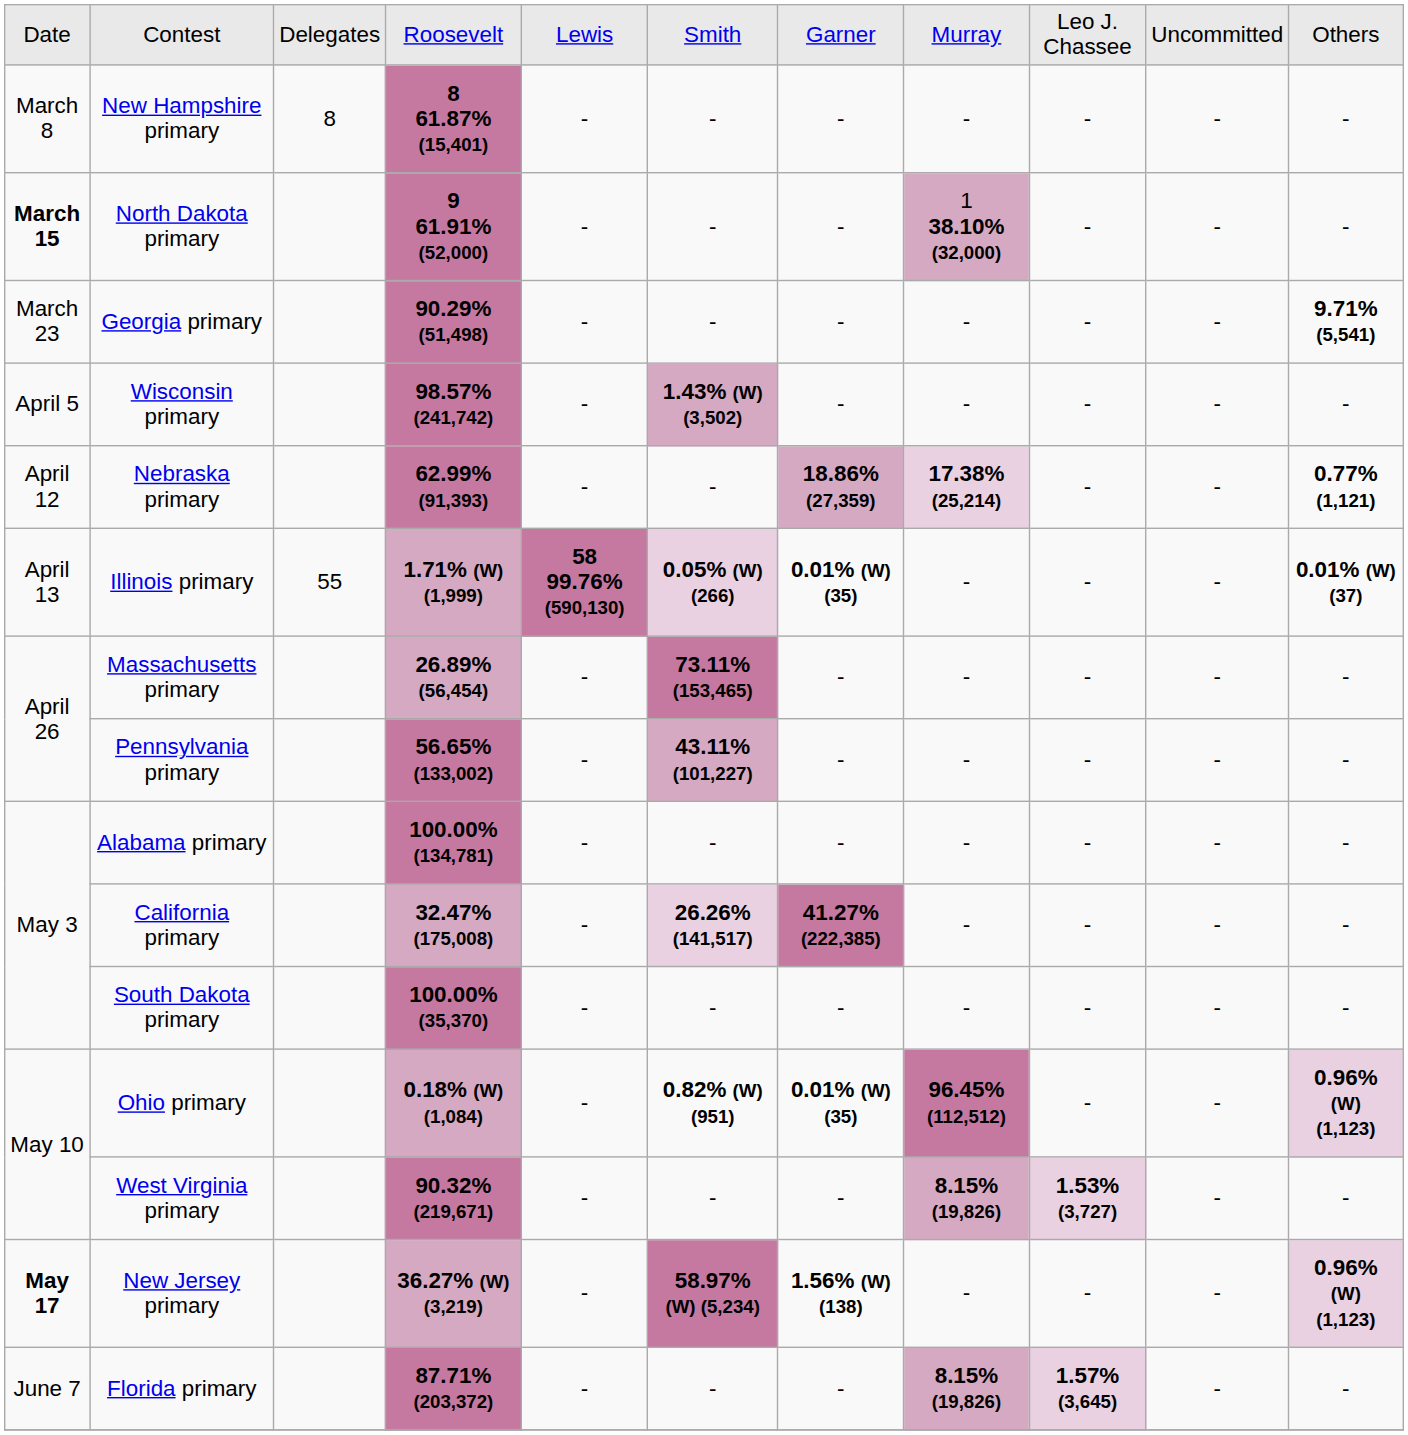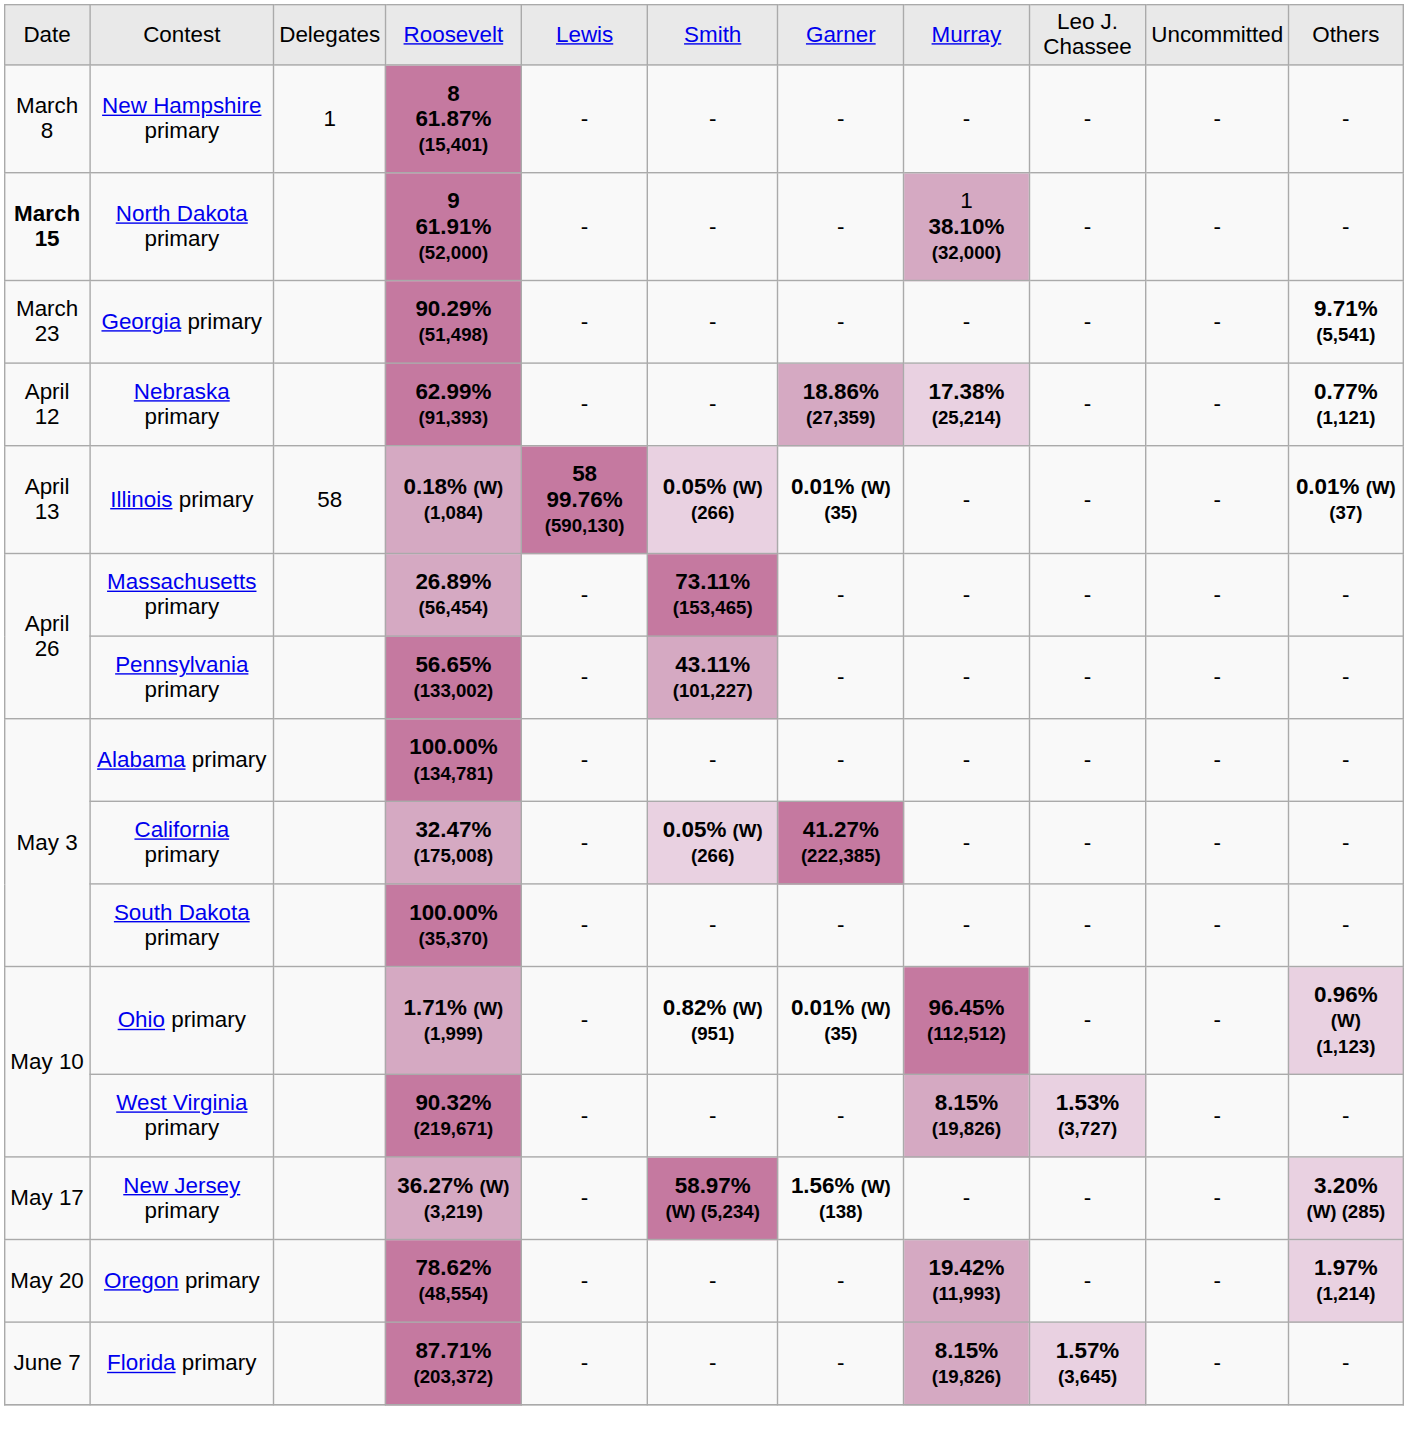(330, 119) 8 -> (330, 119) 1
- row: (182, 404)
(330, 582) 55 -> (330, 499) 58
(453, 582) 1.71% (W) (1,999) -> (453, 499) 0.18% (W) (1,084)
(713, 925) 26.26% (141,517) -> (713, 842) 0.05% (W) (266)
(453, 1103) 0.18% (W) (1,084) -> (453, 1020) 1.71% (W) (1,999)
(47, 1293) bold -> (47, 1198) normal
(1346, 1293) 0.96% (W) (1,123) -> (1346, 1198) 3.20% (W) (285)
+ row: (182, 1281)
